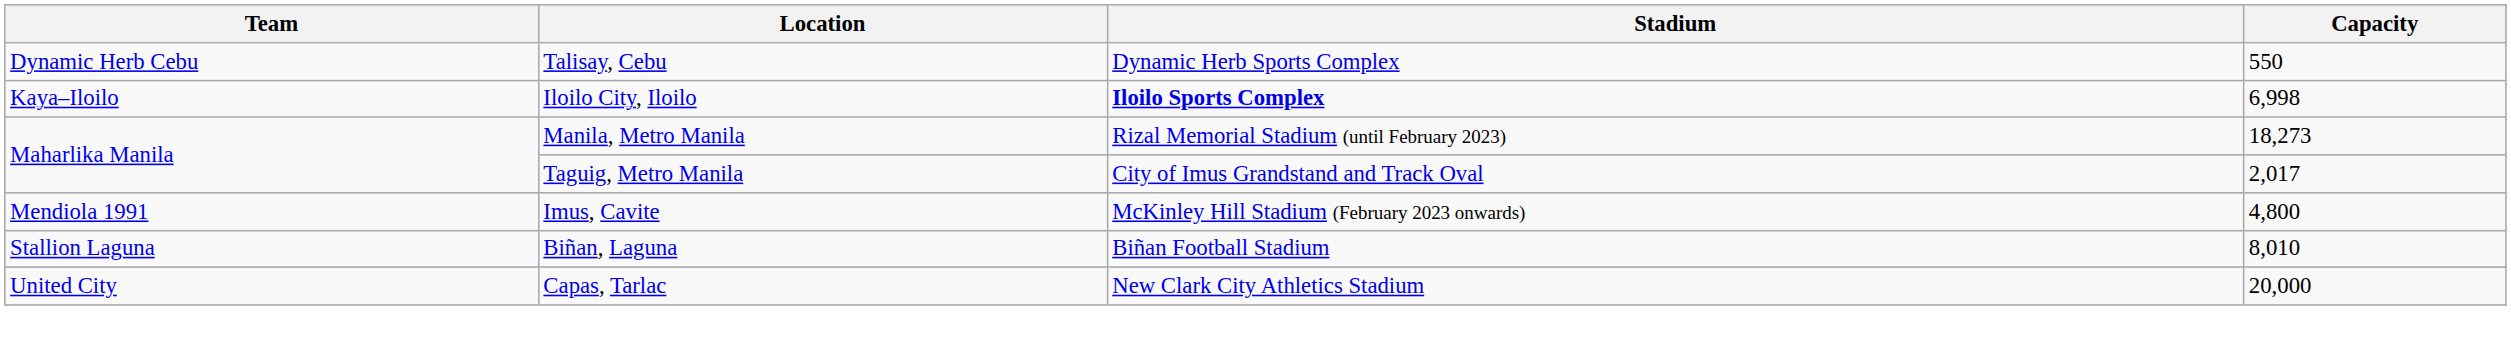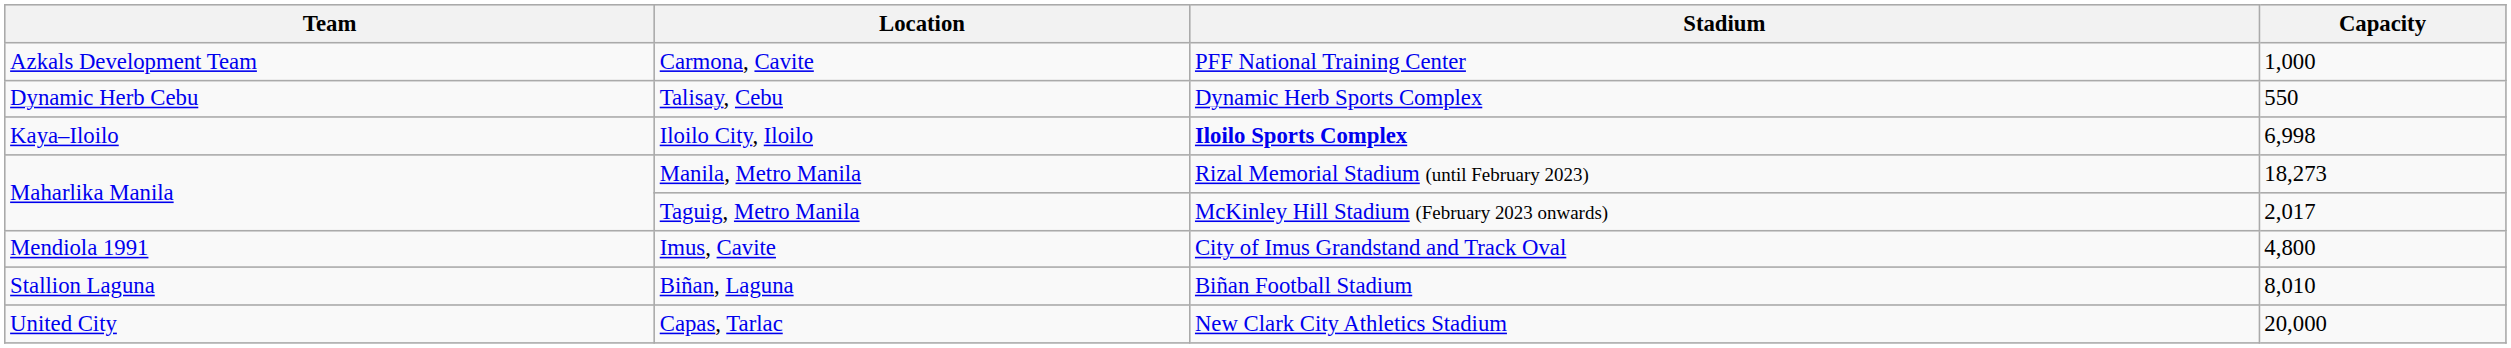+ row: (737, 61)
(1298, 173) City of Imus Grandstand and Track Oval -> (1402, 211) McKinley Hill Stadium (February 2023 onwards)
(1319, 211) McKinley Hill Stadium (February 2023 onwards) -> (1381, 248) City of Imus Grandstand and Track Oval
